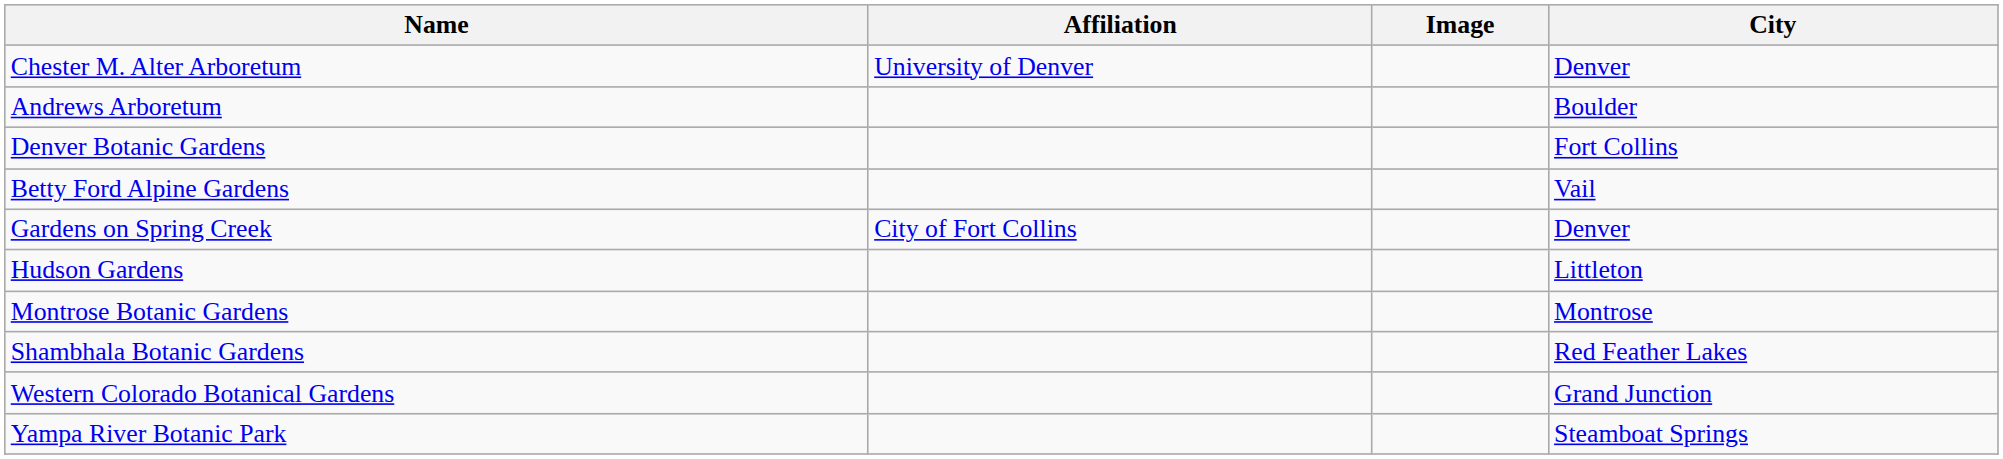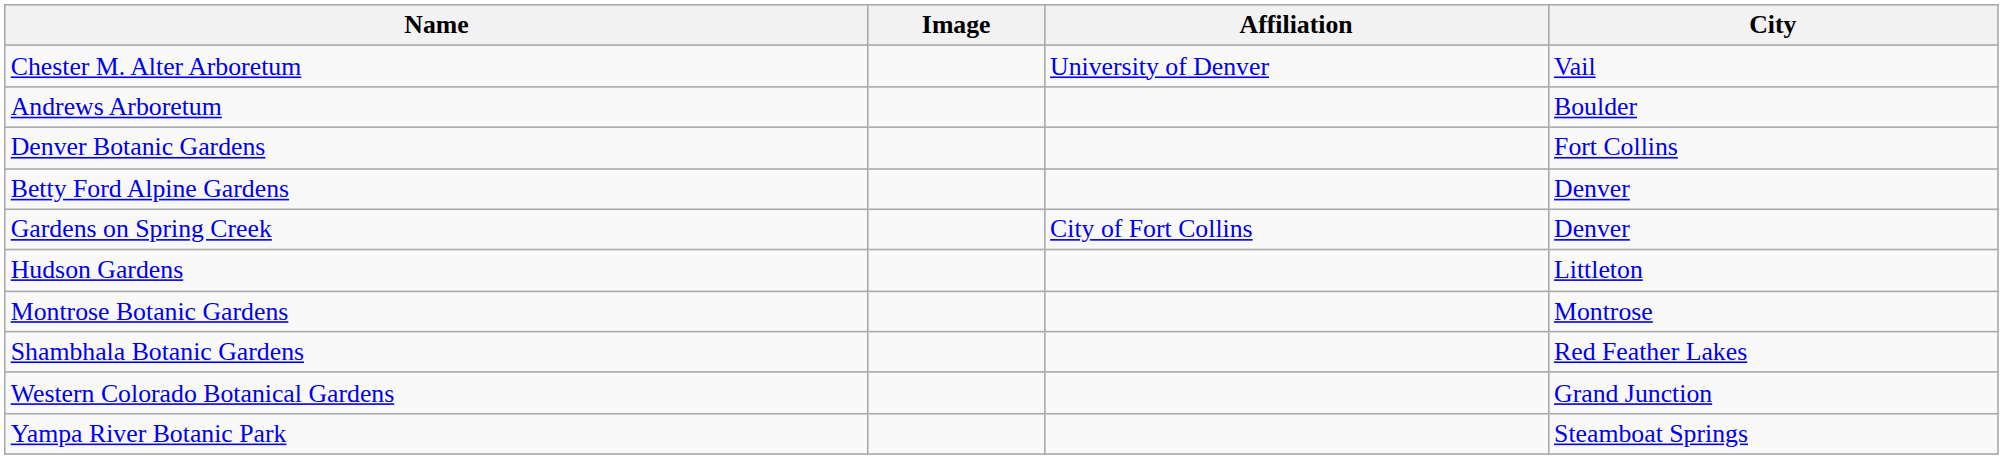columns swapped: (1460, 24) <-> (1120, 24)
(1592, 65) Denver -> (1575, 65) Vail
(1575, 188) Vail -> (1592, 188) Denver
